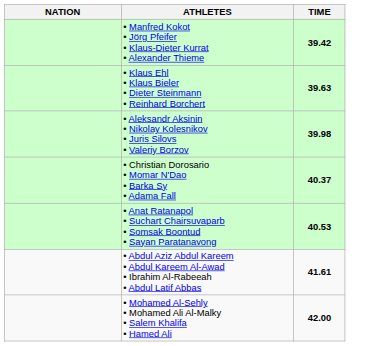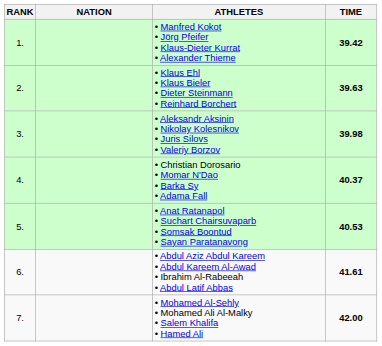+ column: (20, 12)
